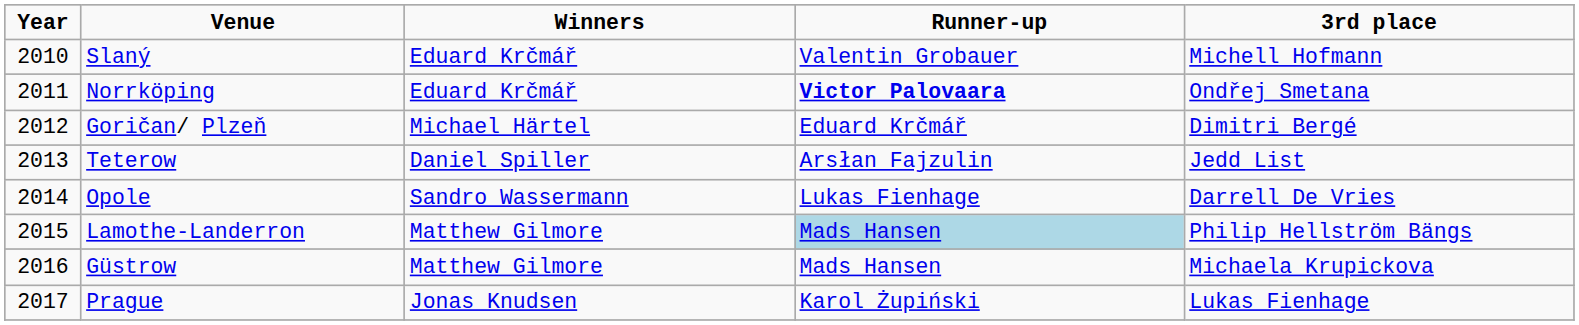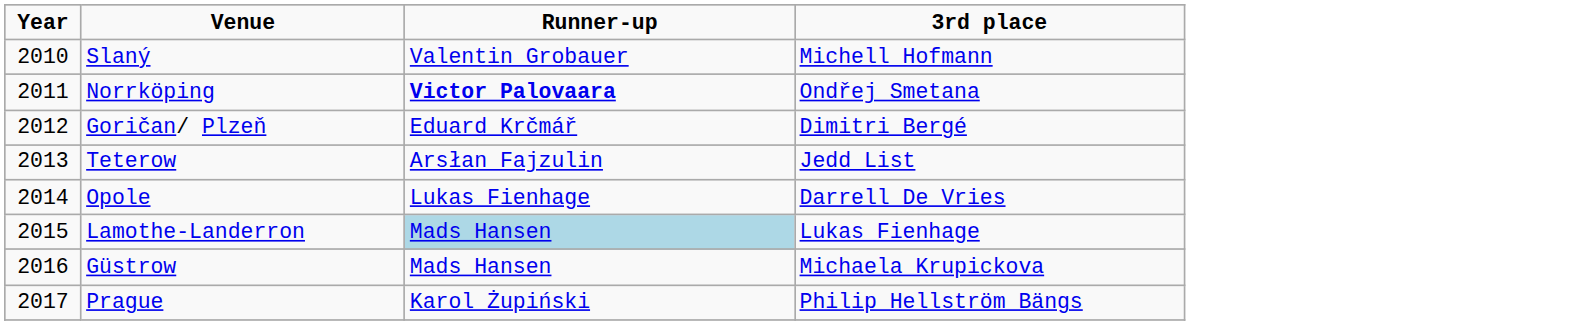- column: (600, 22)
(1331, 232) Philip Hellström Bängs -> (890, 232) Lukas Fienhage
(1279, 302) Lukas Fienhage -> (941, 302) Philip Hellström Bängs
